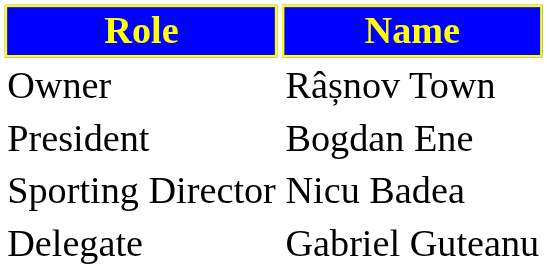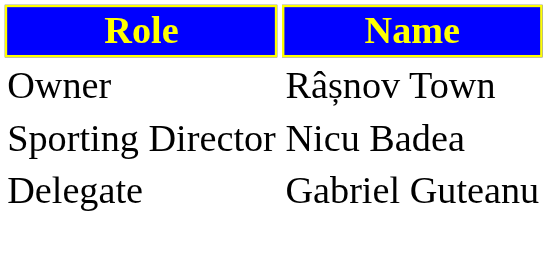- row: (78, 137)
